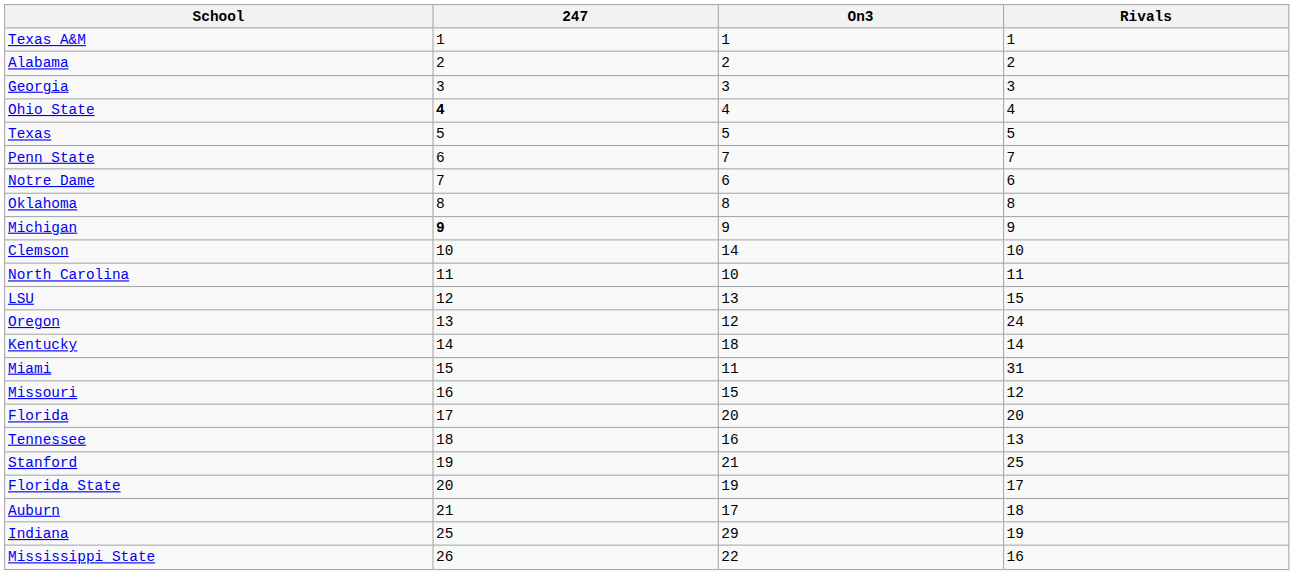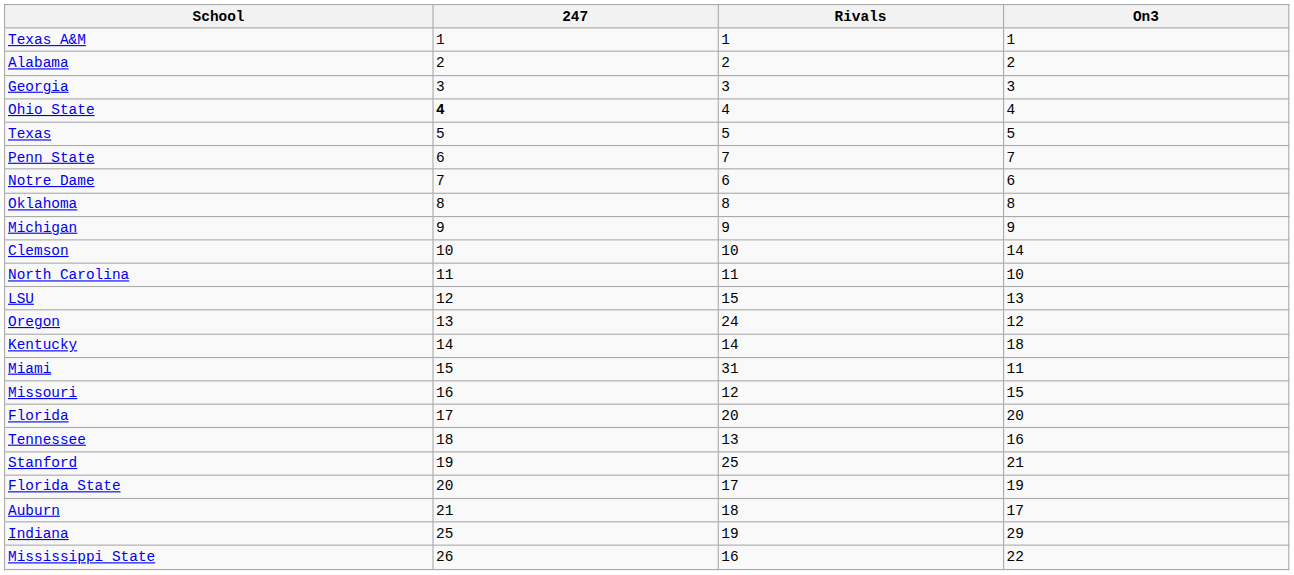columns swapped: (1146, 16) <-> (861, 16)
(440, 228) bold -> (440, 228) normal
